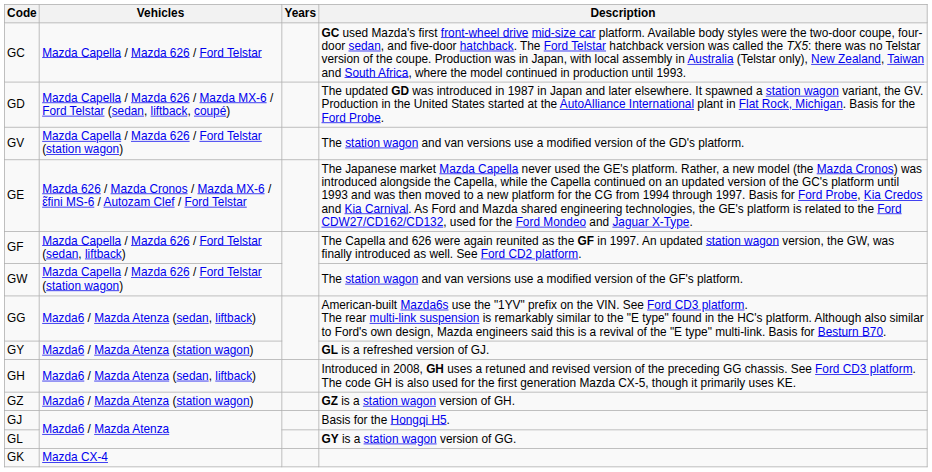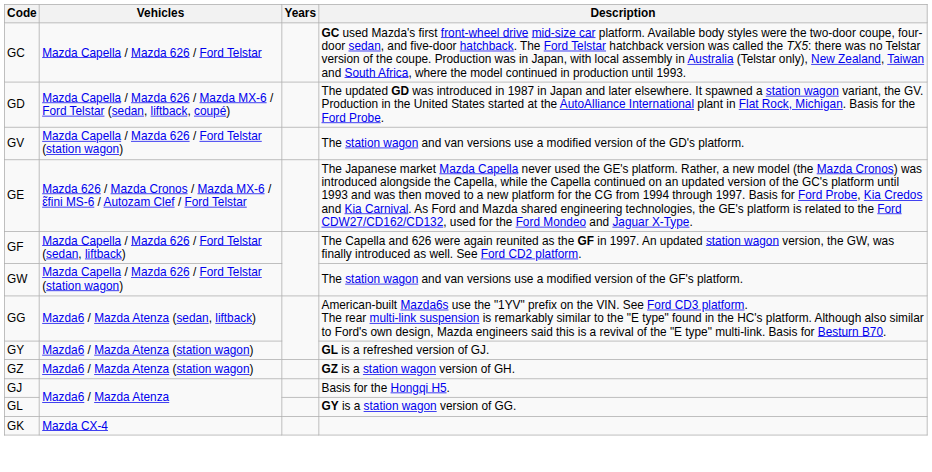- row: (16, 376)
